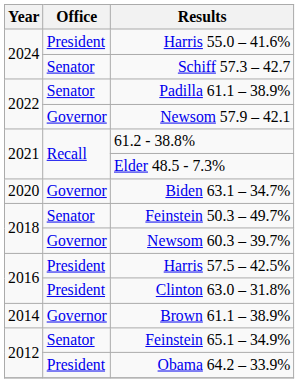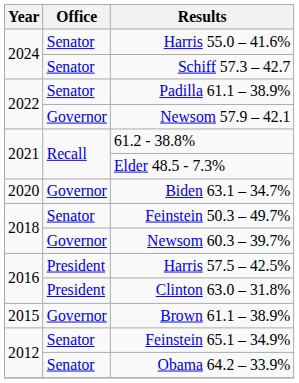(76, 41) President -> (71, 41) Senator
(24, 315) 2014 -> (24, 315) 2015
(76, 365) President -> (71, 365) Senator
